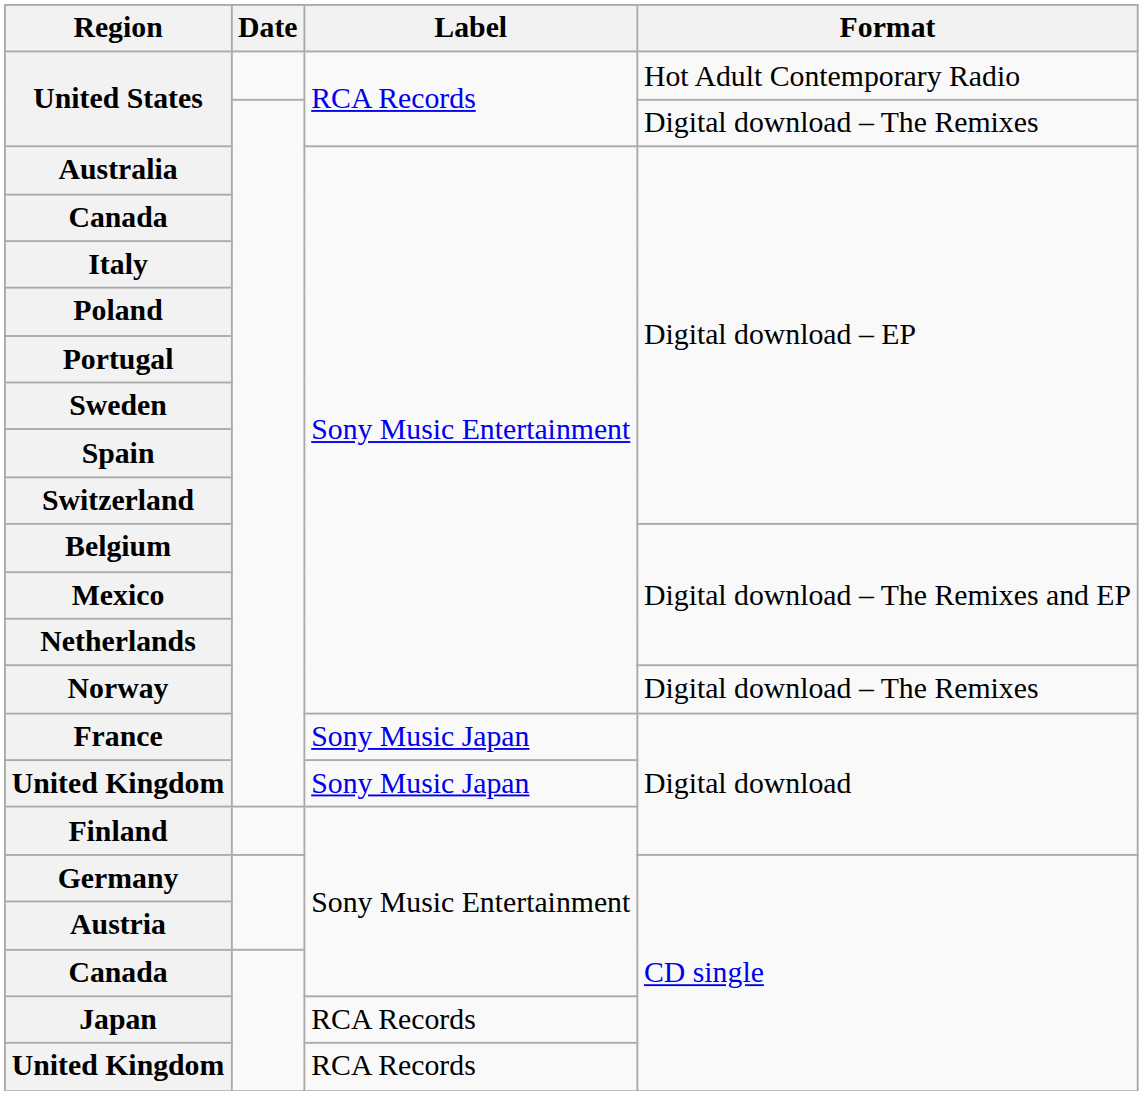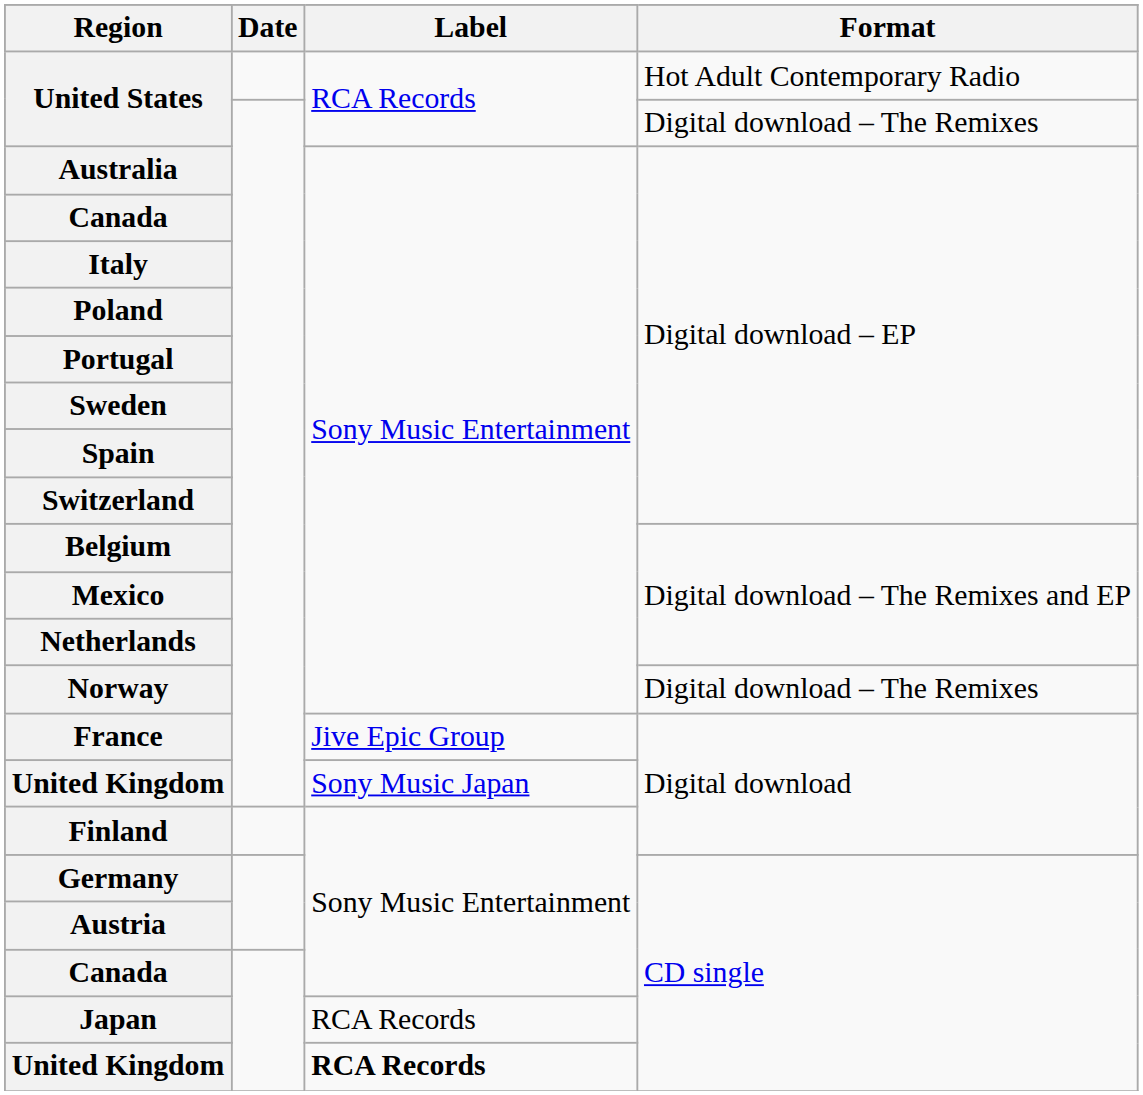(420, 736) Sony Music Japan -> (408, 736) Jive Epic Group
(393, 1066) normal -> (398, 1066) bold
